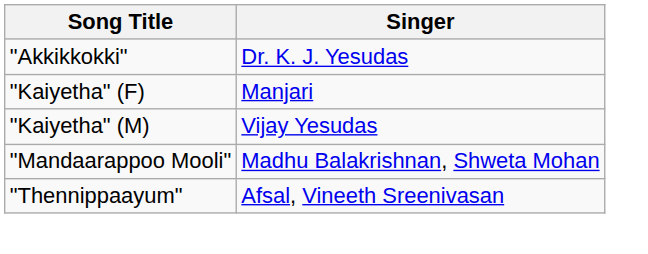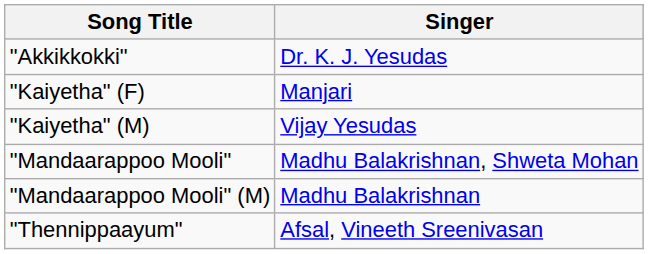+ row: (140, 195)
